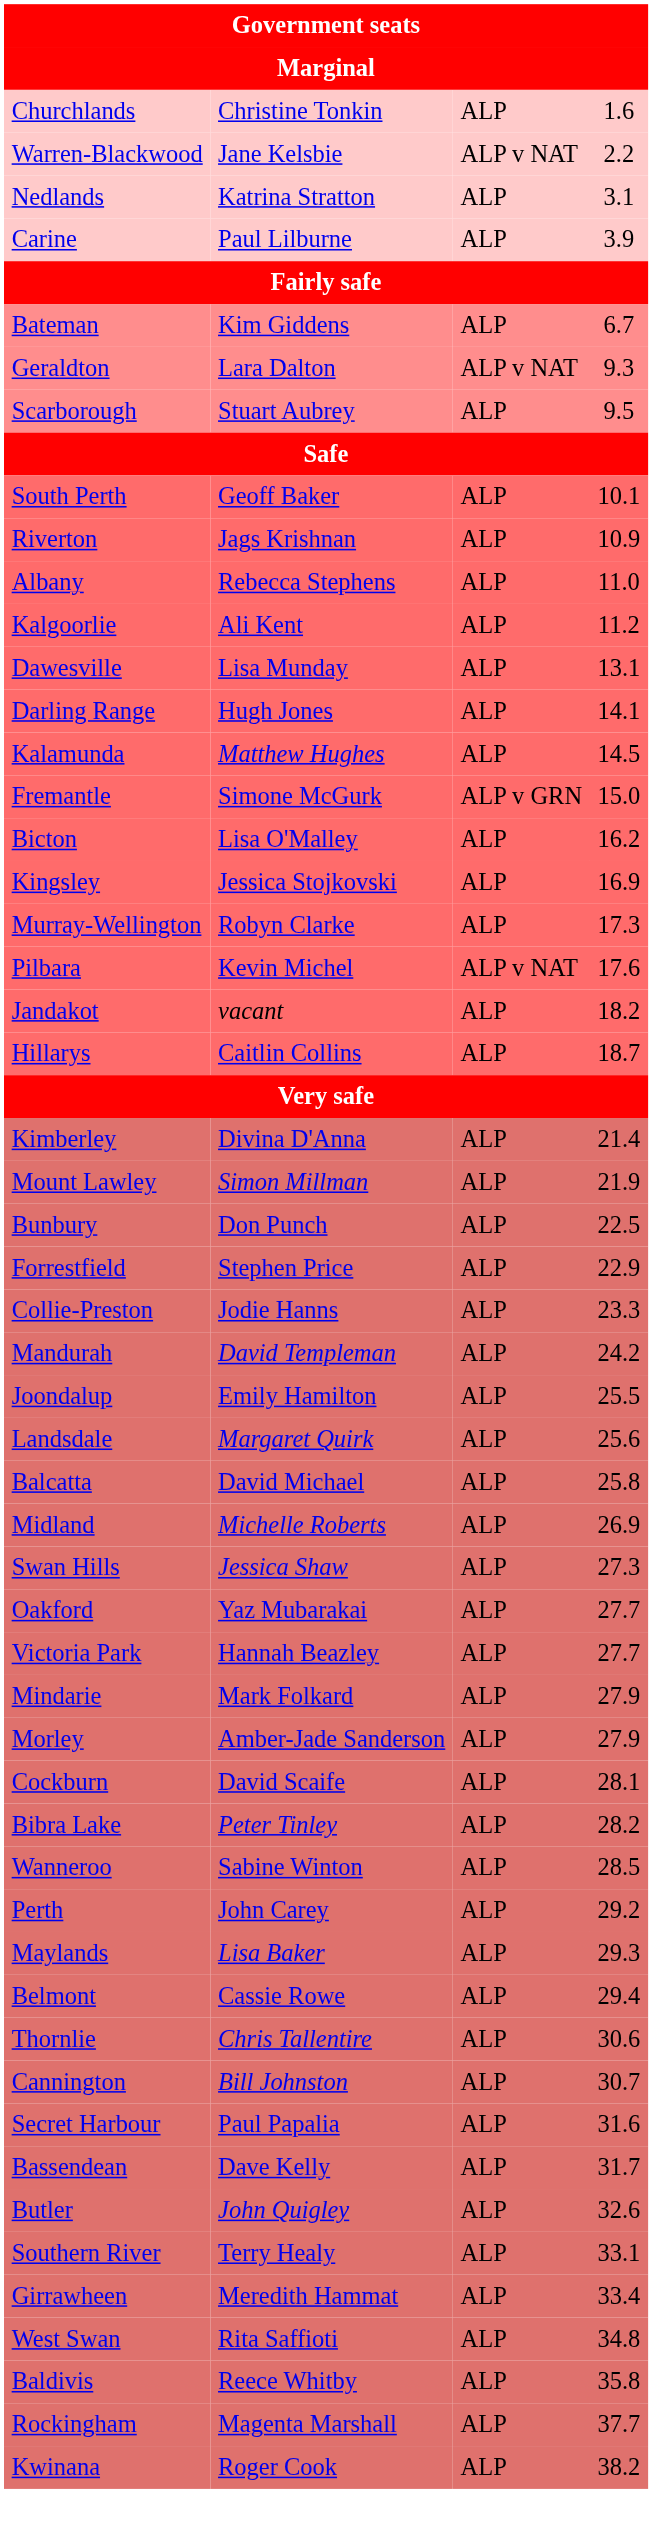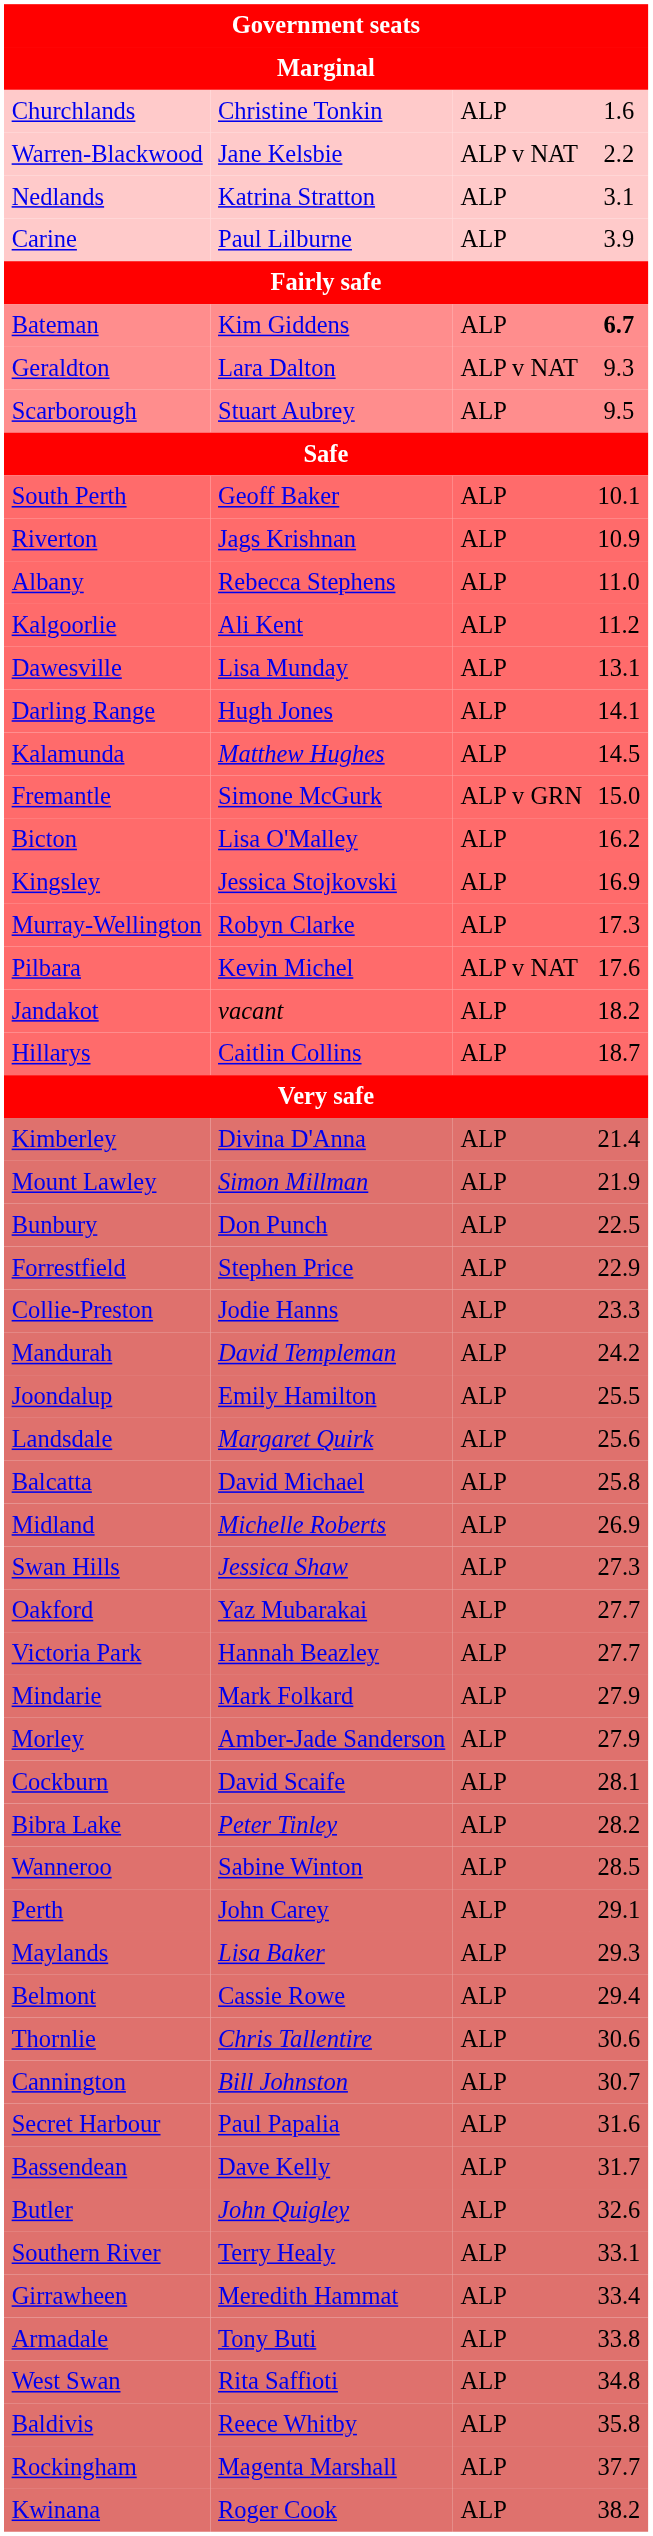(619, 325) normal -> (619, 325) bold
(619, 1910) 29.2 -> (619, 1910) 29.1
+ row: (60, 2339)
